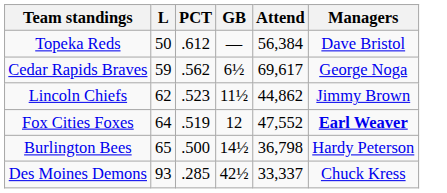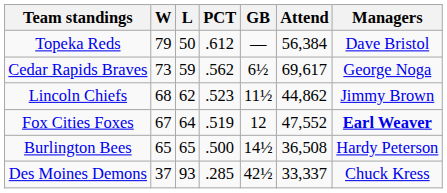+ column: (163, 17)
(280, 148) 36,798 -> (304, 148) 36,508
